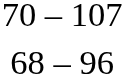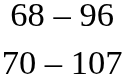rows swapped: (62, 14) <-> (62, 62)
